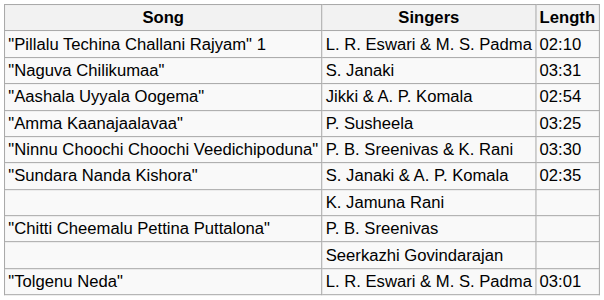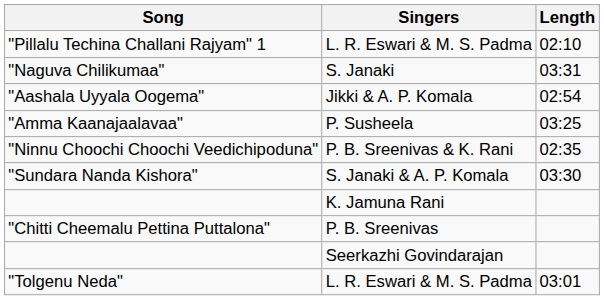(560, 149) 03:30 -> (560, 149) 02:35
(560, 176) 02:35 -> (560, 176) 03:30
